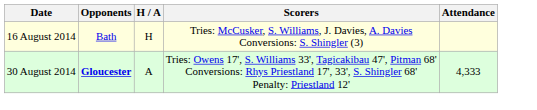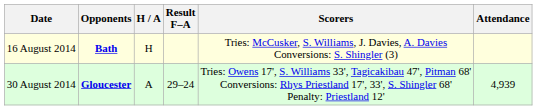+ column: (181, 19)
(106, 36) normal -> (106, 48) bold
(468, 72) 4,333 -> (503, 84) 4,939
